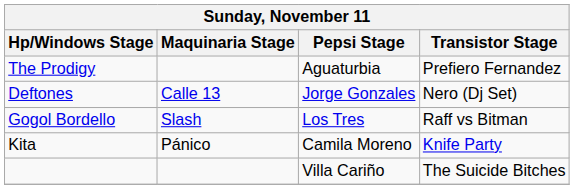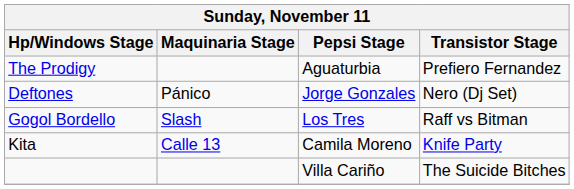(191, 94) Calle 13 -> (186, 94) Pánico
(186, 145) Pánico -> (191, 145) Calle 13
